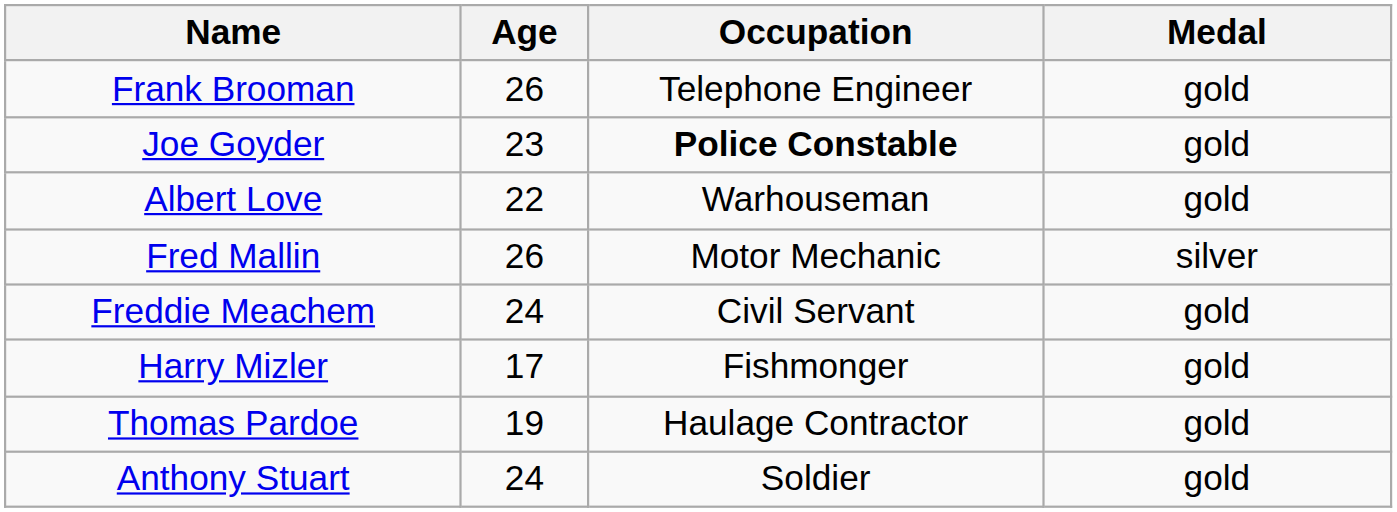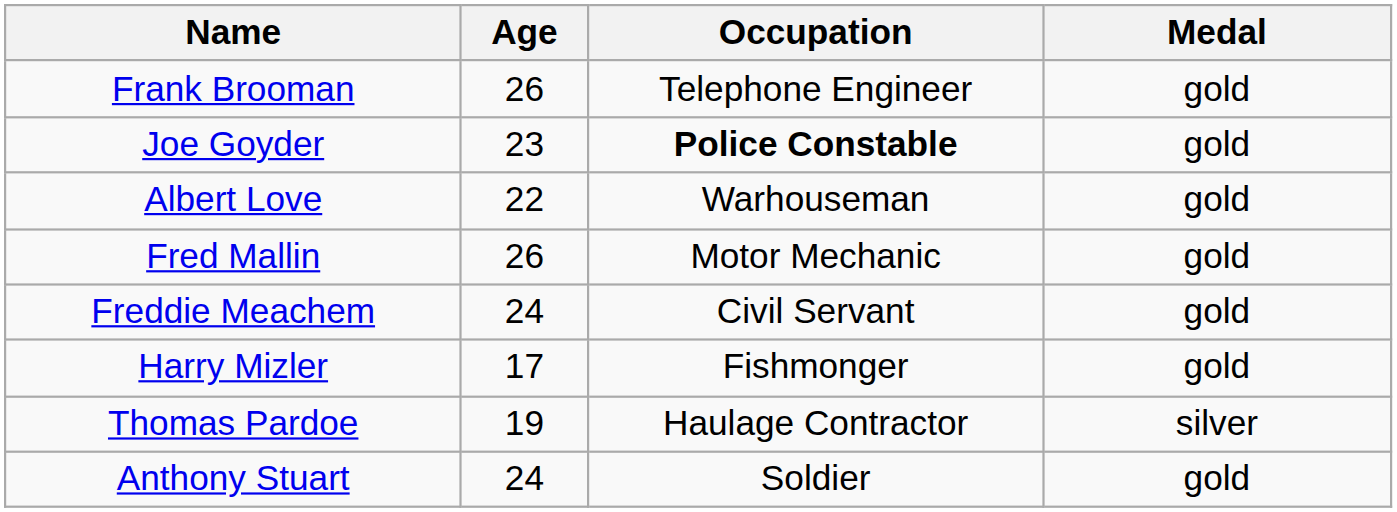(1217, 255) silver -> (1217, 255) gold
(1217, 423) gold -> (1217, 423) silver
